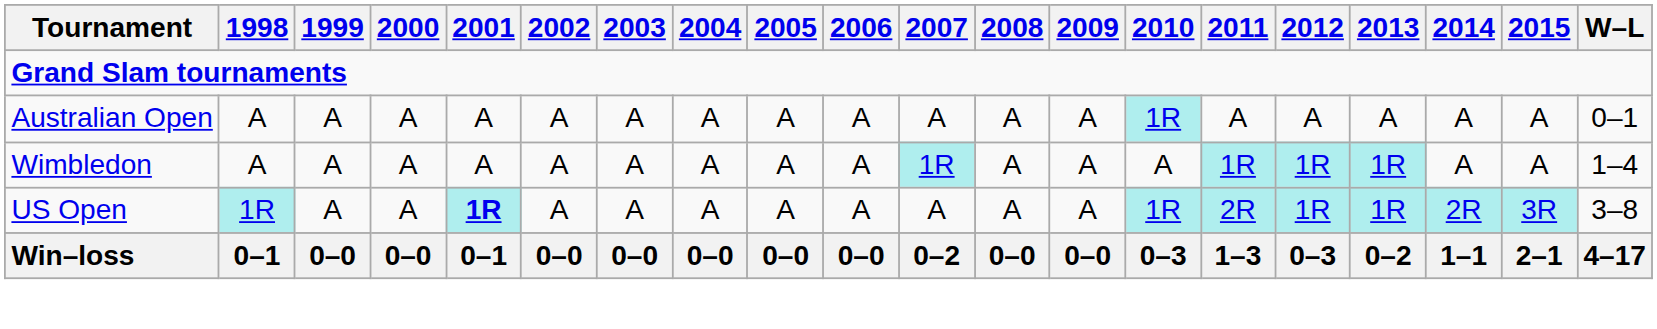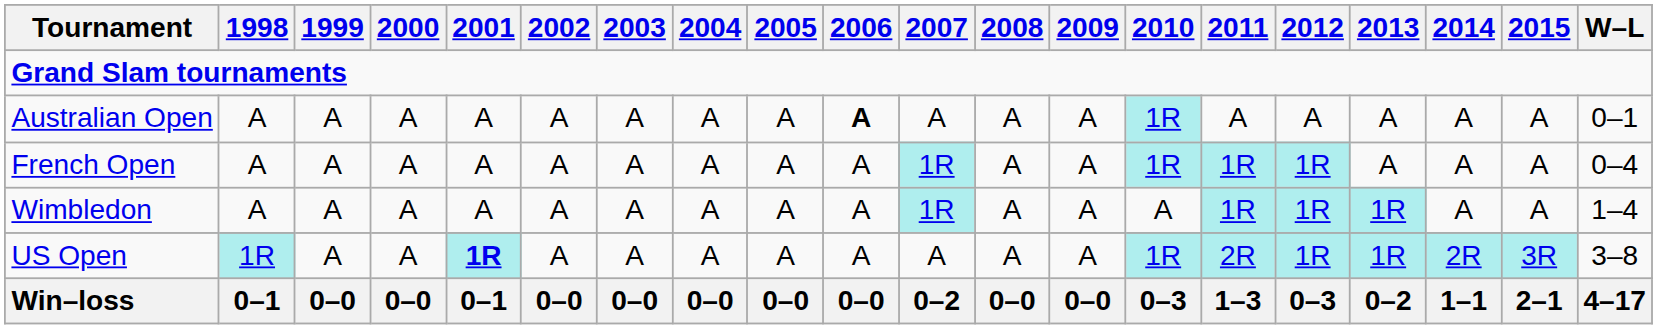(861, 117) normal -> (861, 117) bold
+ row: (93, 163)
